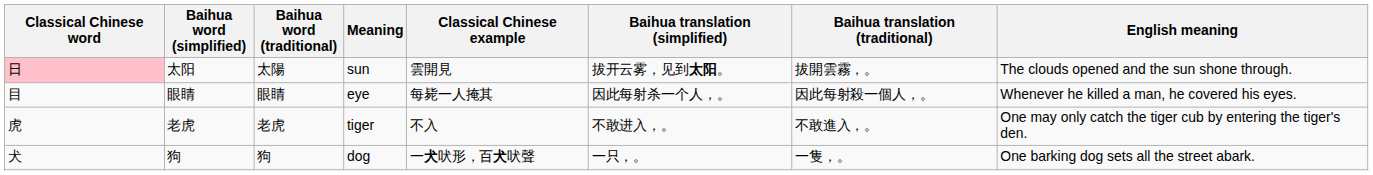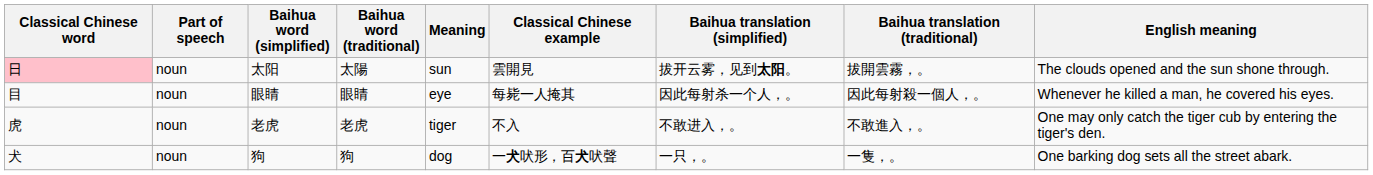+ column: (200, 31)
